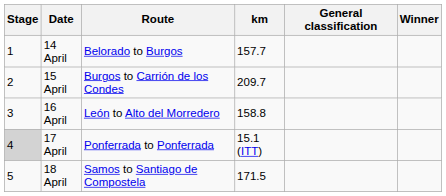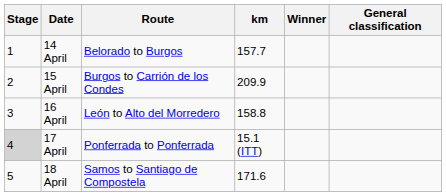columns swapped: (419, 20) <-> (341, 20)
(252, 82) 209.7 -> (252, 82) 209.9
(252, 176) 171.5 -> (252, 176) 171.6
